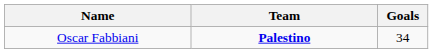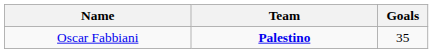(403, 37) 34 -> (403, 37) 35
